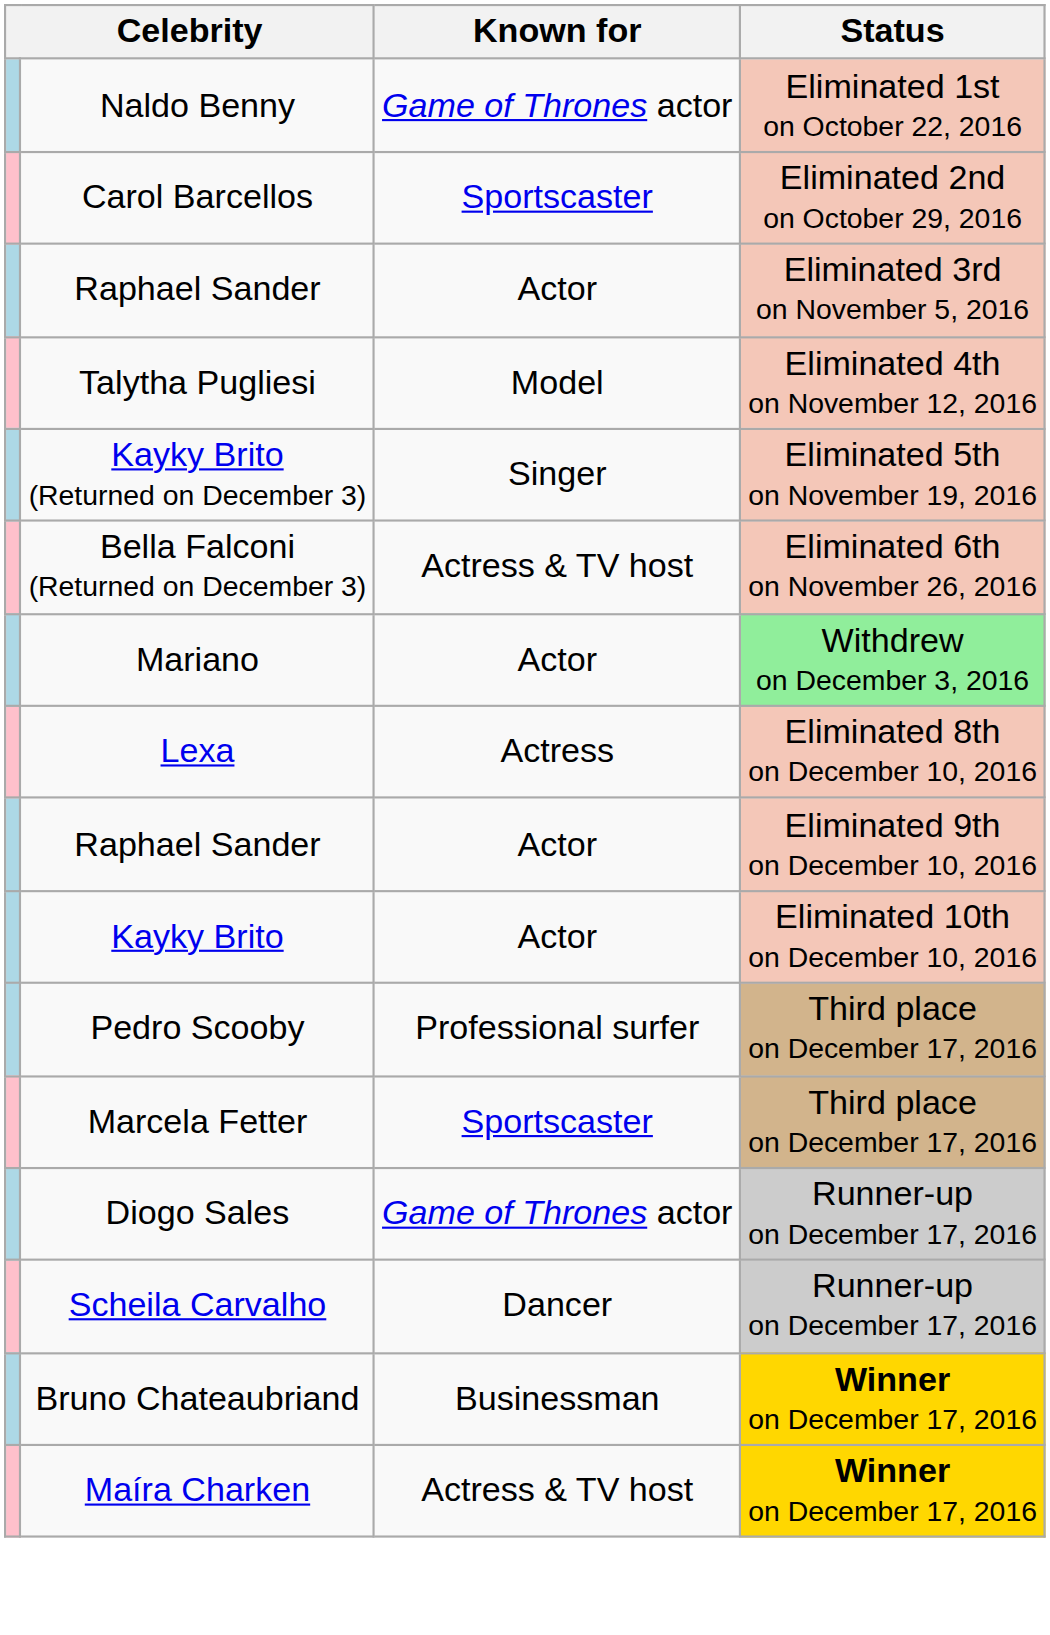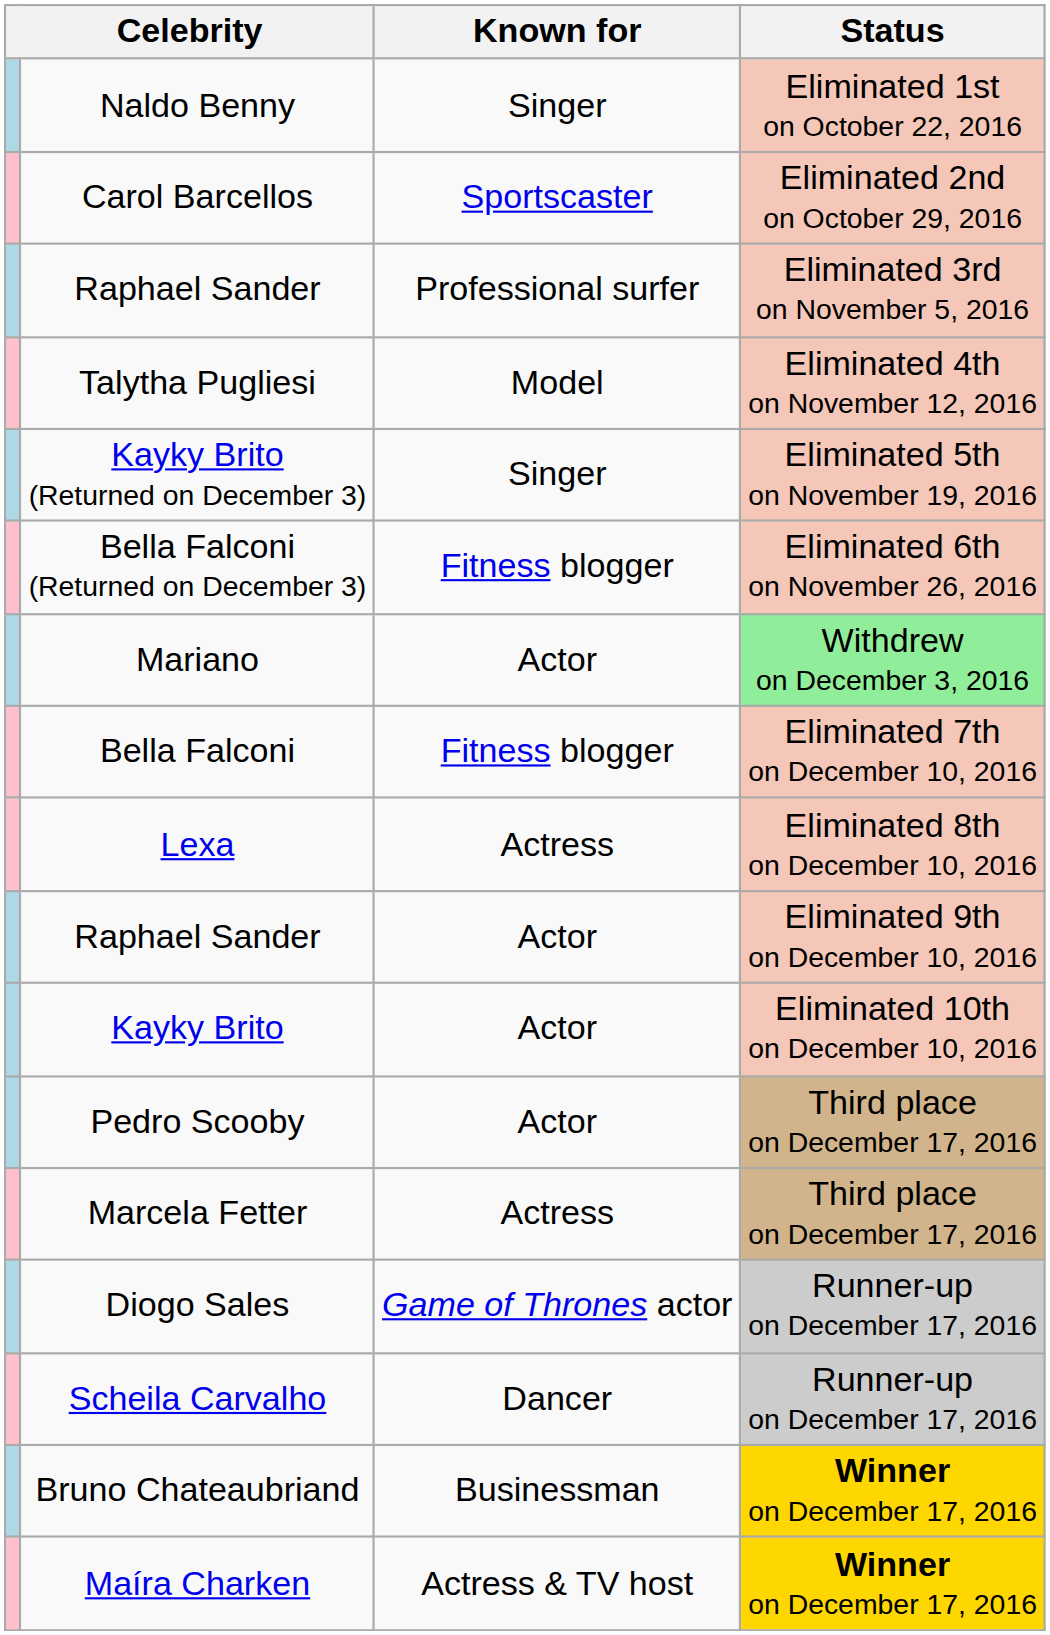(557, 104) Game of Thrones actor -> (557, 104) Singer
(557, 289) Actor -> (557, 289) Professional surfer
(557, 566) Actress & TV host -> (557, 566) Fitness blogger
+ row: (197, 751)
(557, 1028) Professional surfer -> (557, 1121) Actor
(557, 1121) Sportscaster -> (557, 1213) Actress
